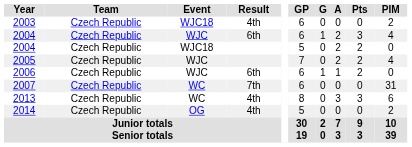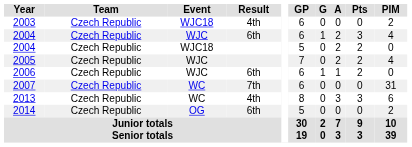(254, 111) 4th -> (254, 111) 6th
